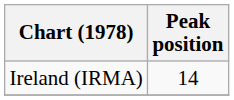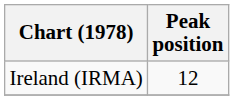(188, 77) 14 -> (188, 77) 12
